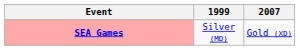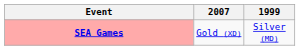columns swapped: (219, 12) <-> (269, 12)
